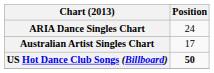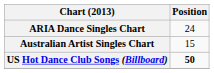(190, 44) 17 -> (190, 44) 15
